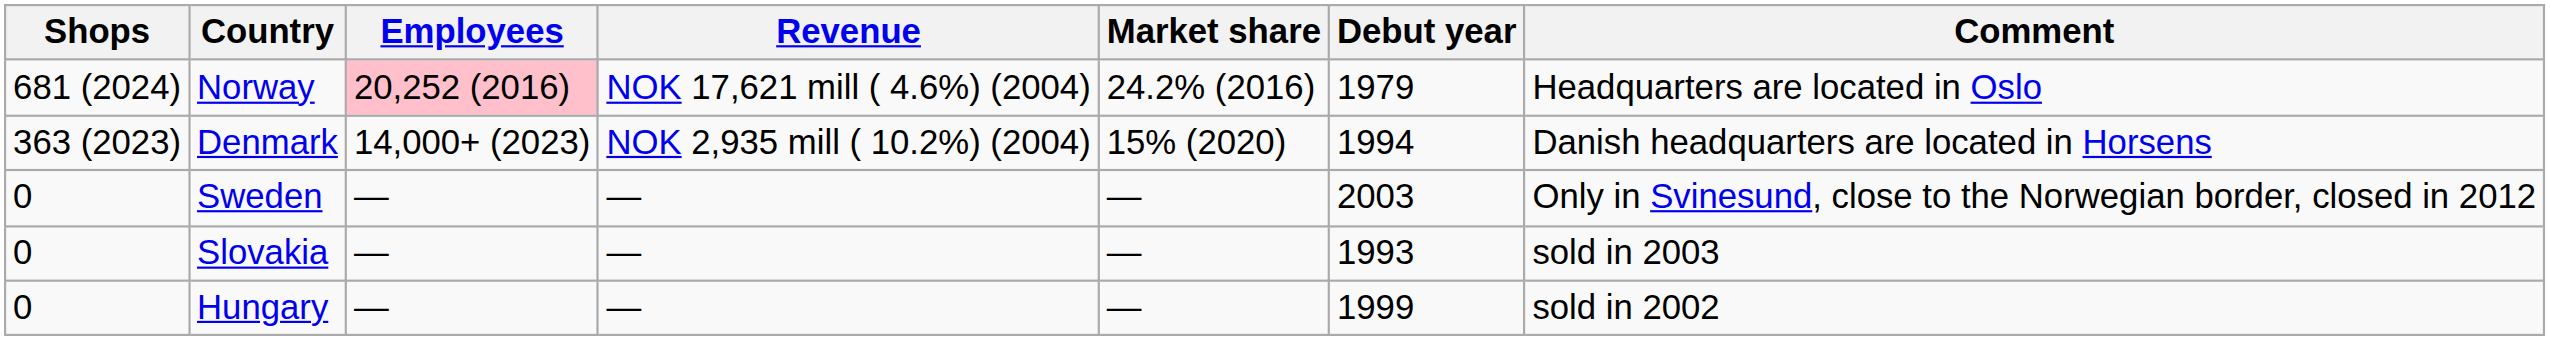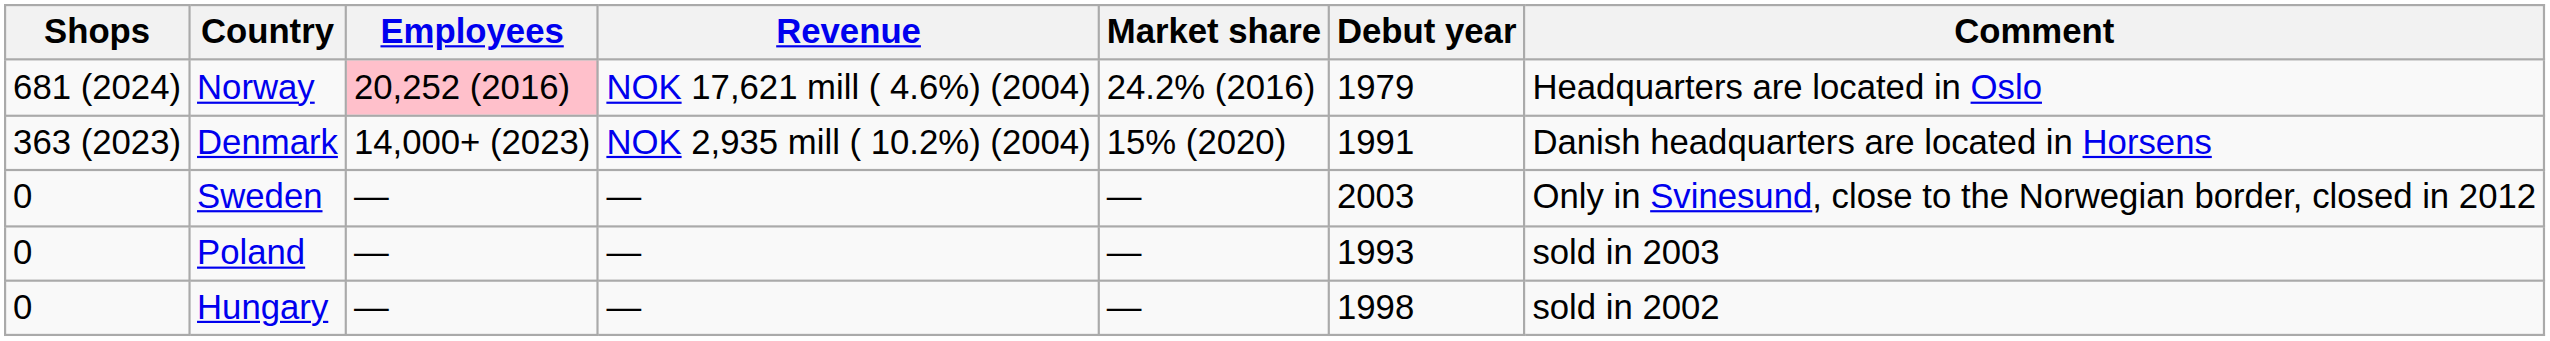(1376, 142) 1994 -> (1376, 142) 1991
- row: (263, 252)
+ row: (251, 252)
(1376, 307) 1999 -> (1376, 307) 1998
